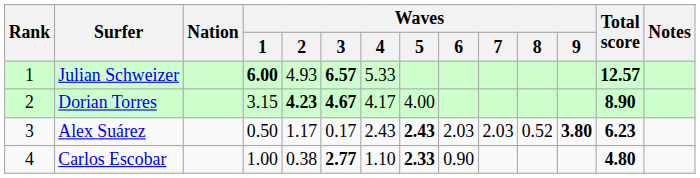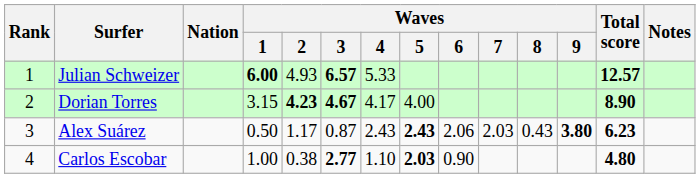(341, 131) 0.17 -> (341, 131) 0.87
(459, 131) 2.03 -> (459, 131) 2.06
(537, 131) 0.52 -> (537, 131) 0.43
(419, 159) 2.33 -> (419, 159) 2.03
